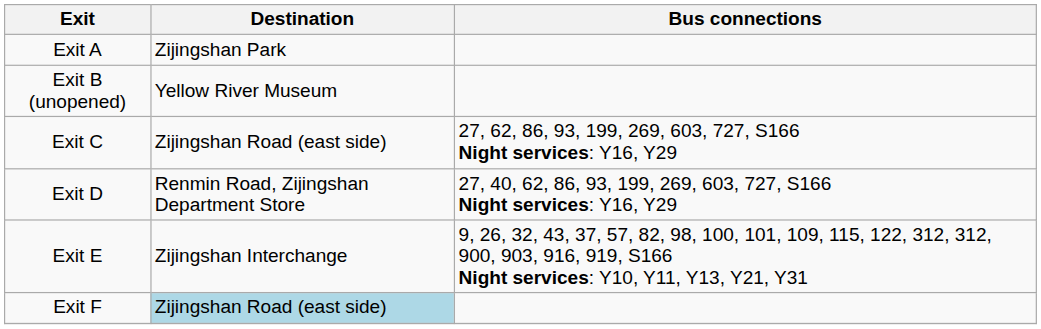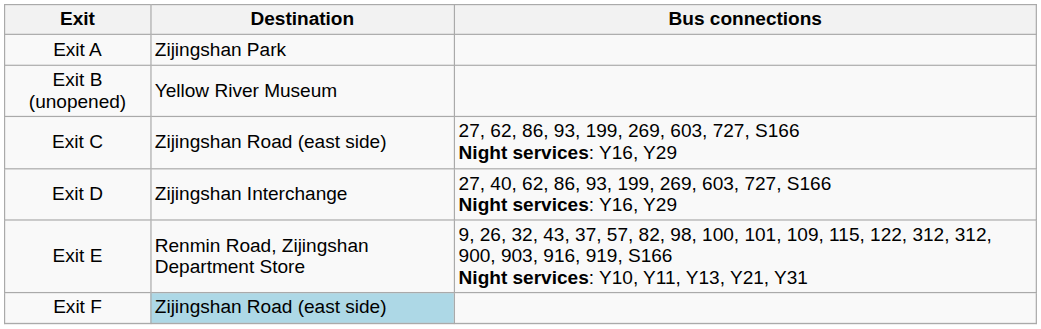(262, 193) Renmin Road, Zijingshan Department Store -> (251, 193) Zijingshan Interchange
(251, 256) Zijingshan Interchange -> (262, 256) Renmin Road, Zijingshan Department Store
